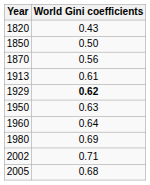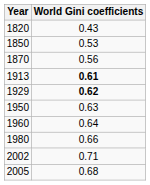(89, 44) 0.50 -> (89, 44) 0.53
(89, 76) normal -> (89, 76) bold
(89, 140) 0.69 -> (89, 140) 0.66
